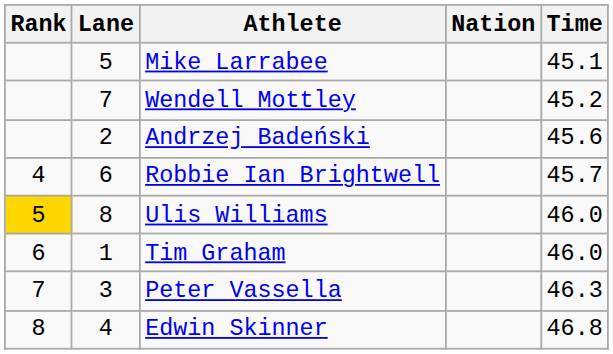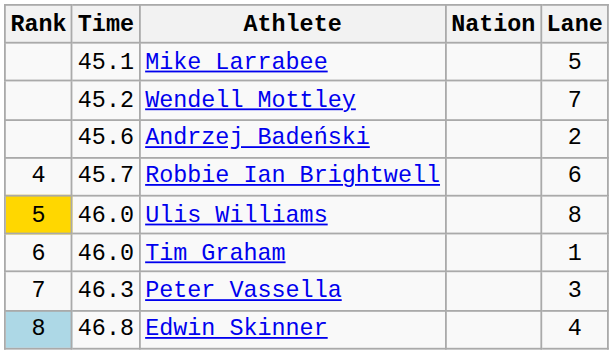columns swapped: (106, 24) <-> (575, 24)
(39, 329) no background -> (39, 329) lightblue background
